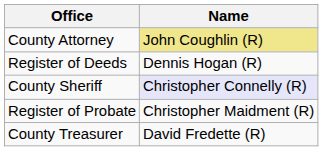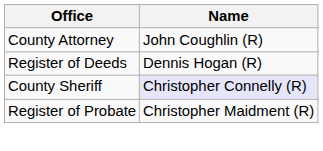(203, 39) khaki background -> (203, 39) no background
- row: (65, 134)
